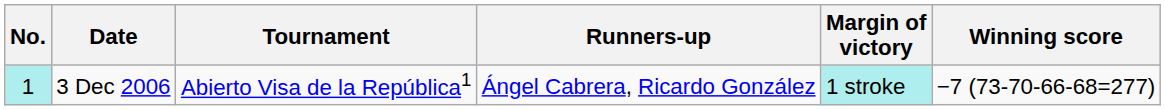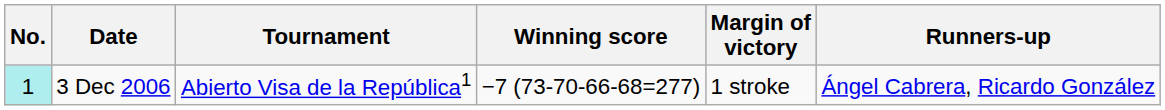columns swapped: (1046, 35) <-> (649, 35)
(866, 85) paleturquoise background -> (750, 85) no background
